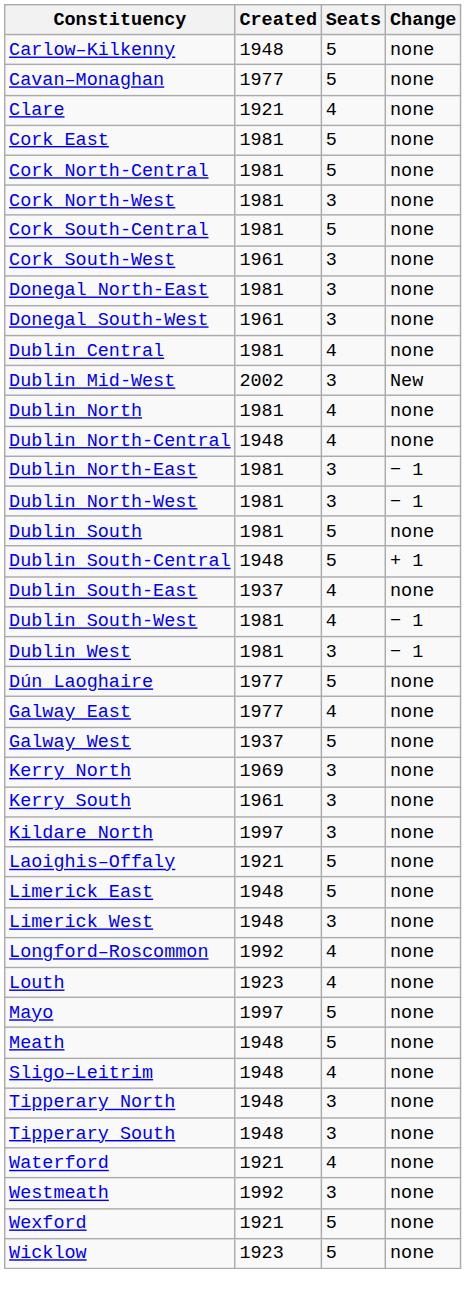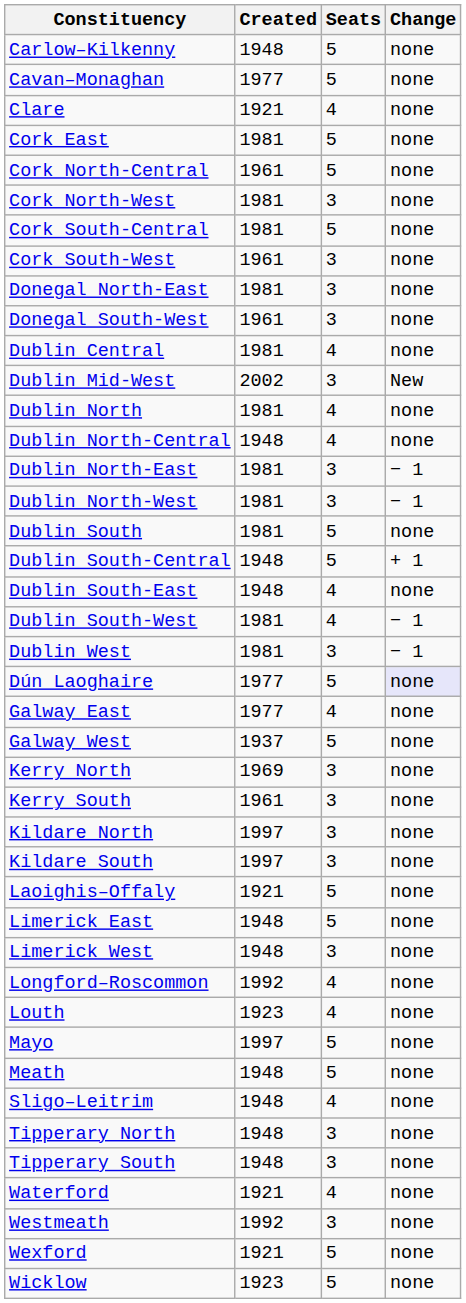(262, 170) 1981 -> (262, 170) 1961
(262, 591) 1937 -> (262, 591) 1948
(412, 682) no background -> (412, 682) lavender background
+ row: (81, 862)
